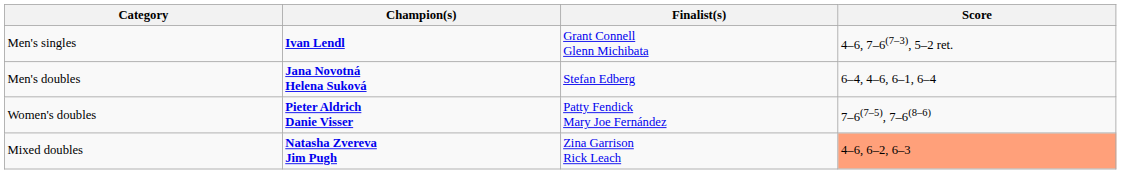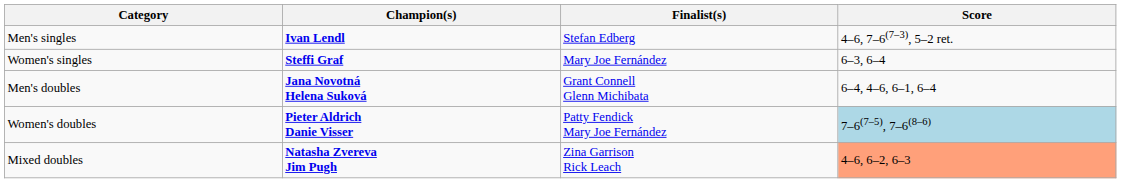(606, 43) Grant Connell Glenn Michibata -> (599, 37) Stefan Edberg
+ row: (50, 60)
(599, 79) Stefan Edberg -> (606, 88) Grant Connell Glenn Michibata
(886, 115) no background -> (886, 124) lightblue background
